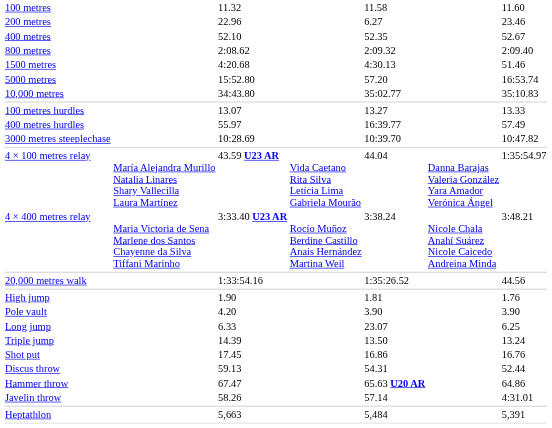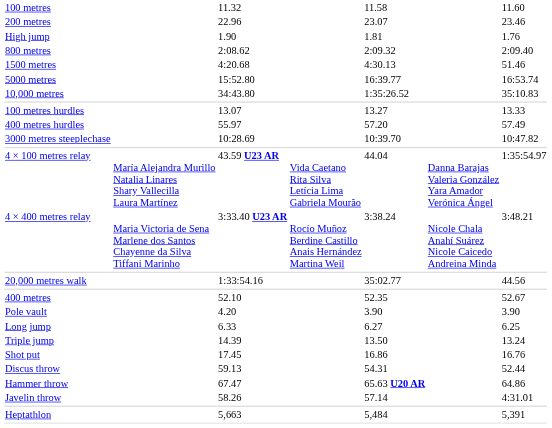(373, 22) 6.27 -> (376, 22) 23.07
rows swapped: (28, 36) <-> (27, 297)
(376, 79) 57.20 -> (383, 79) 16:39.77
(383, 93) 35:02.77 -> (387, 93) 1:35:26.52
(383, 124) 16:39.77 -> (376, 124) 57.20
(387, 280) 1:35:26.52 -> (383, 280) 35:02.77
(376, 326) 23.07 -> (373, 326) 6.27
